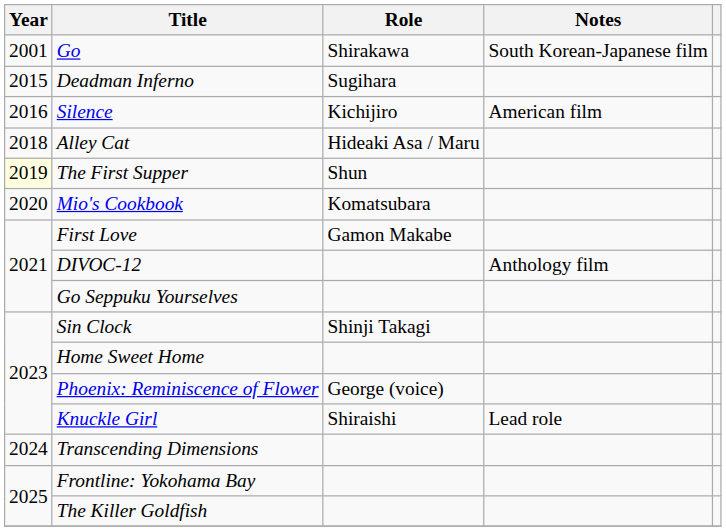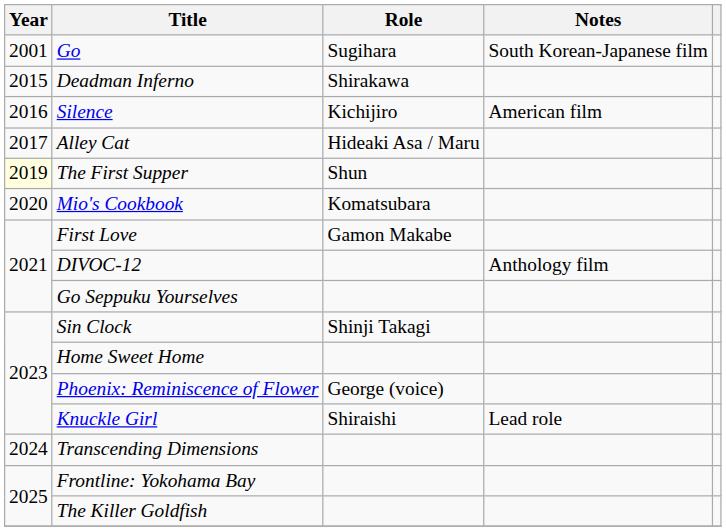(368, 50) Shirakawa -> (362, 50) Sugihara
(362, 81) Sugihara -> (368, 81) Shirakawa
(28, 142) 2018 -> (28, 142) 2017
